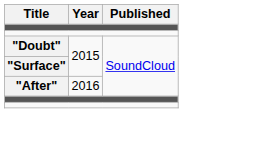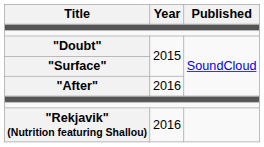+ row: (77, 125)
